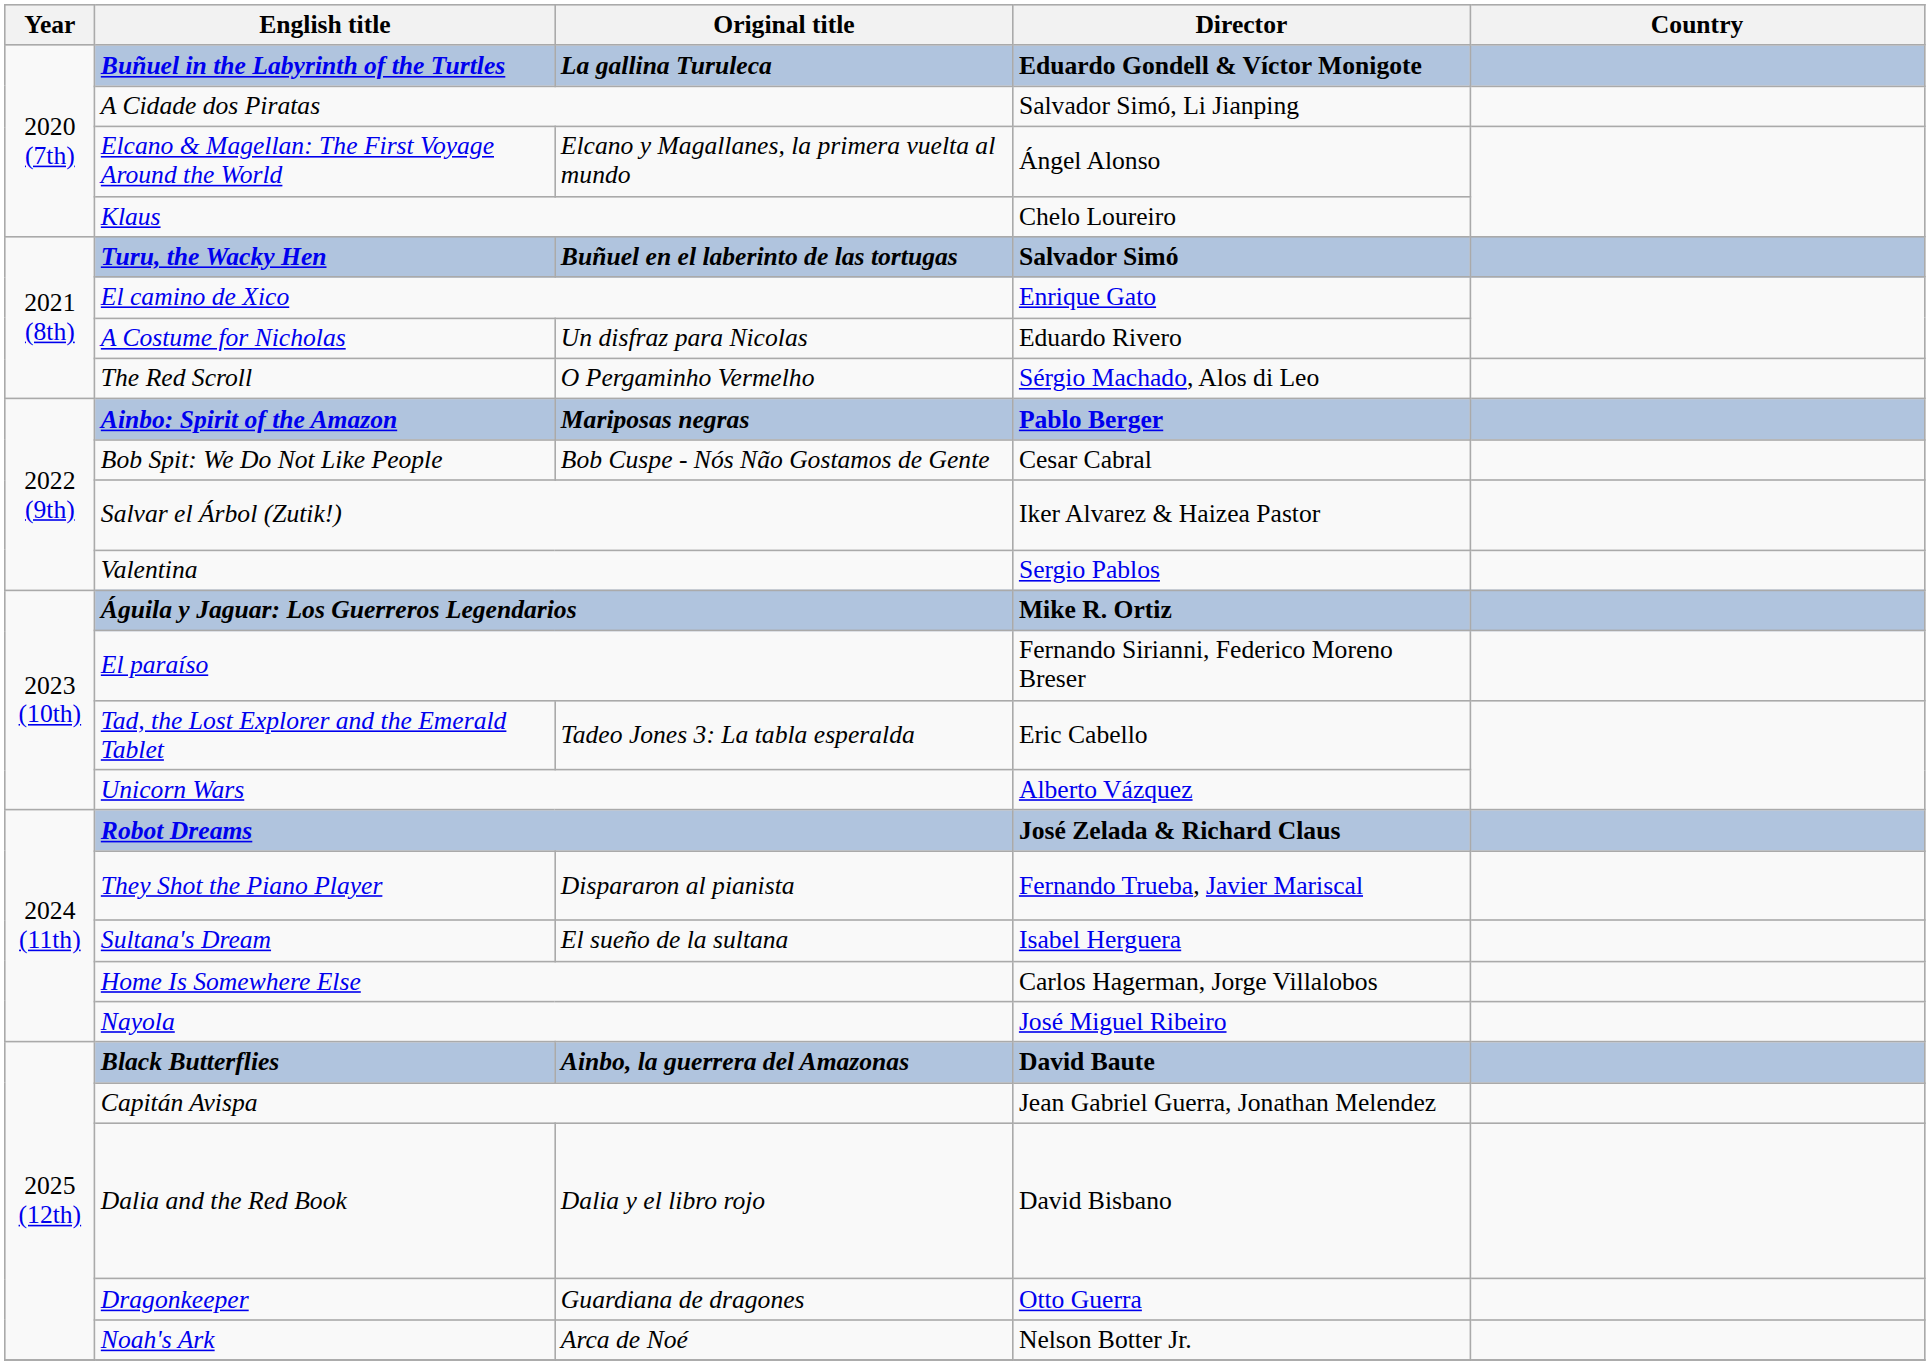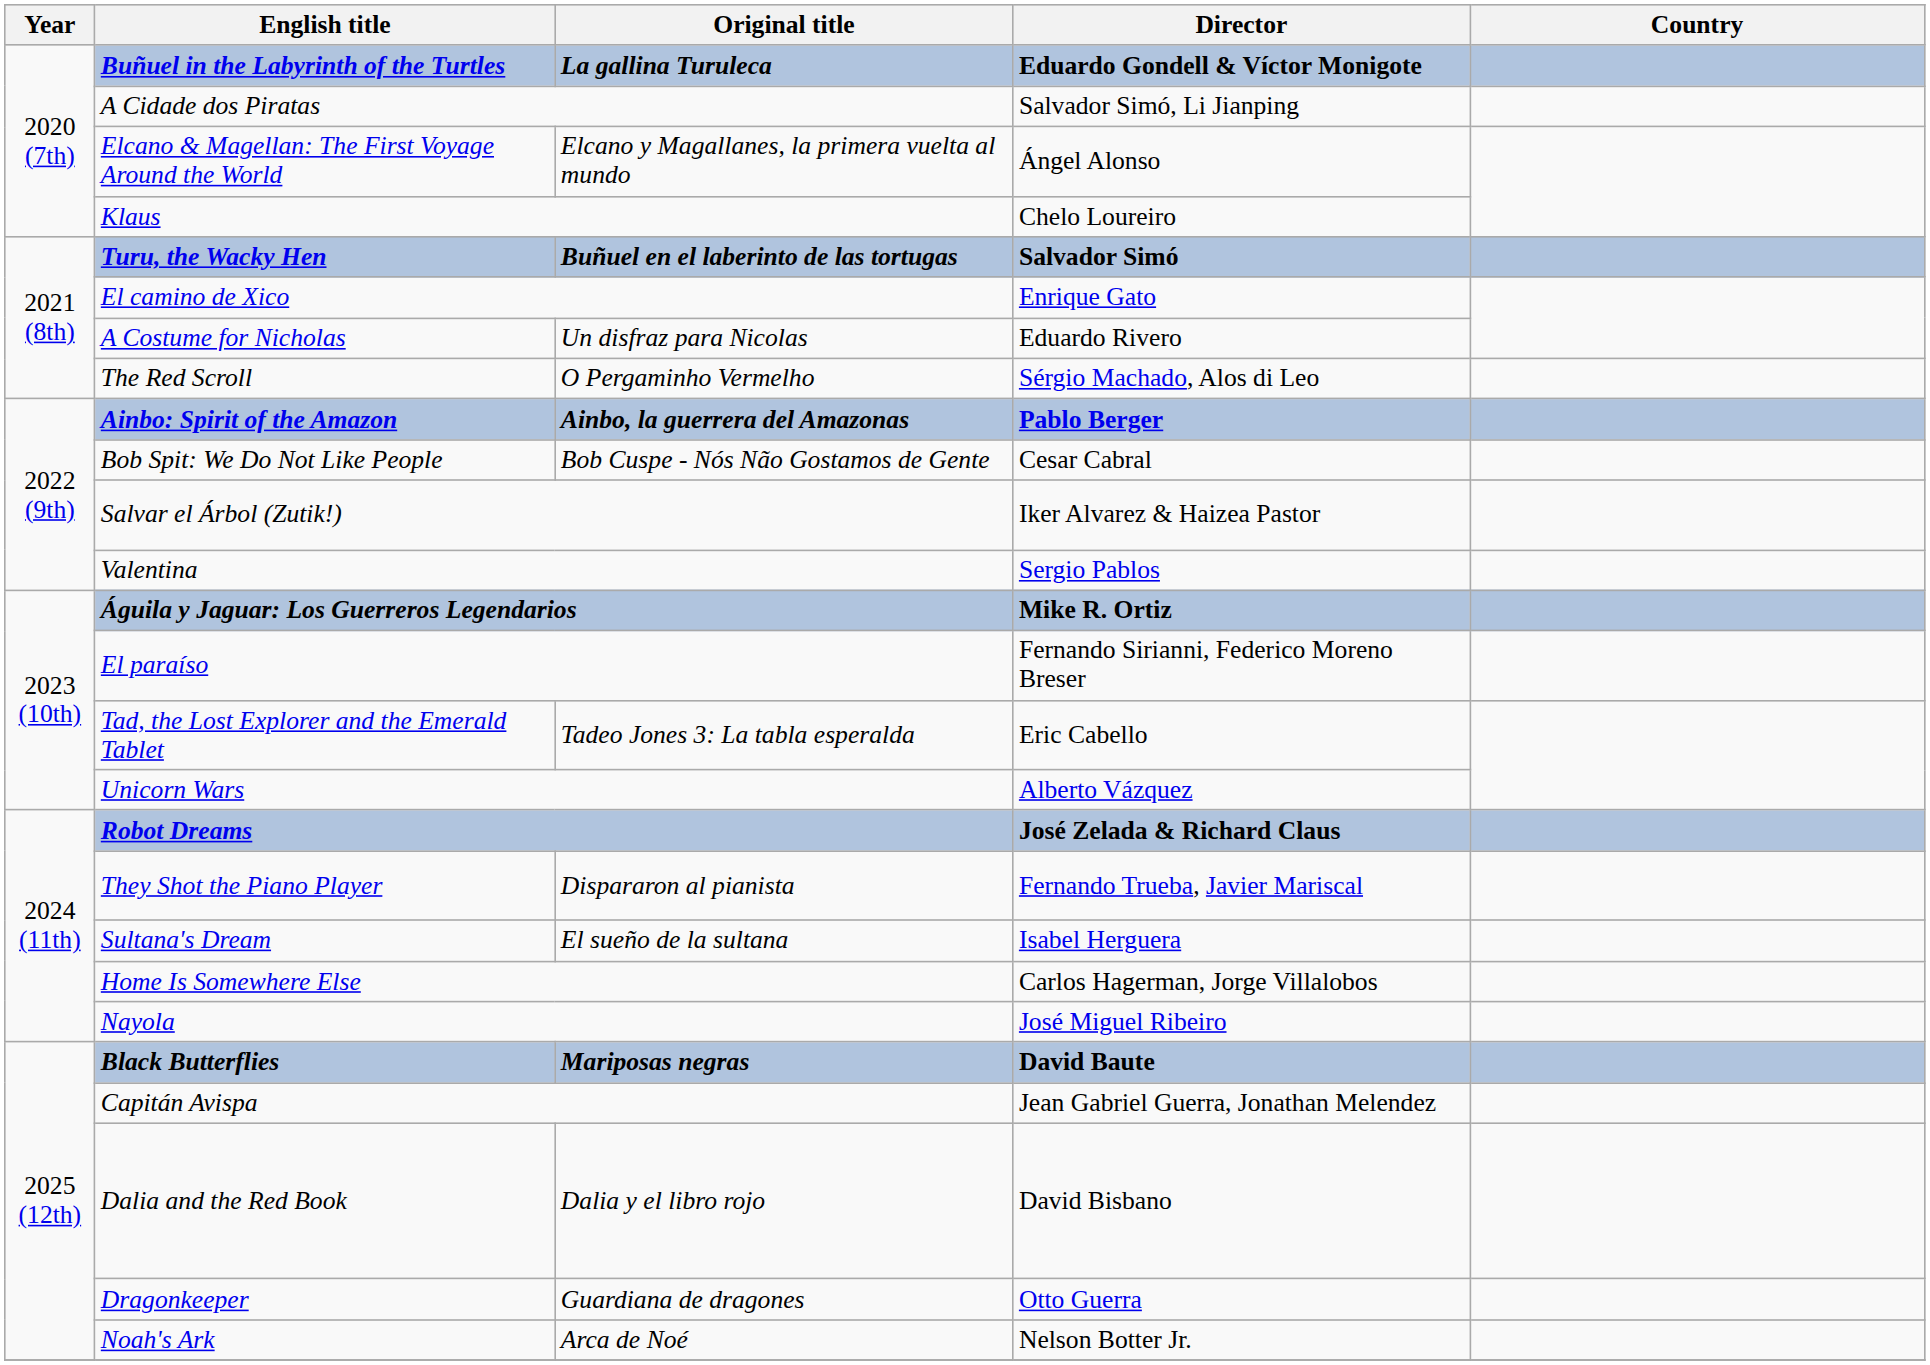(655, 418) Mariposas negras -> (735, 418) Ainbo, la guerrera del Amazonas
(735, 1062) Ainbo, la guerrera del Amazonas -> (655, 1062) Mariposas negras
